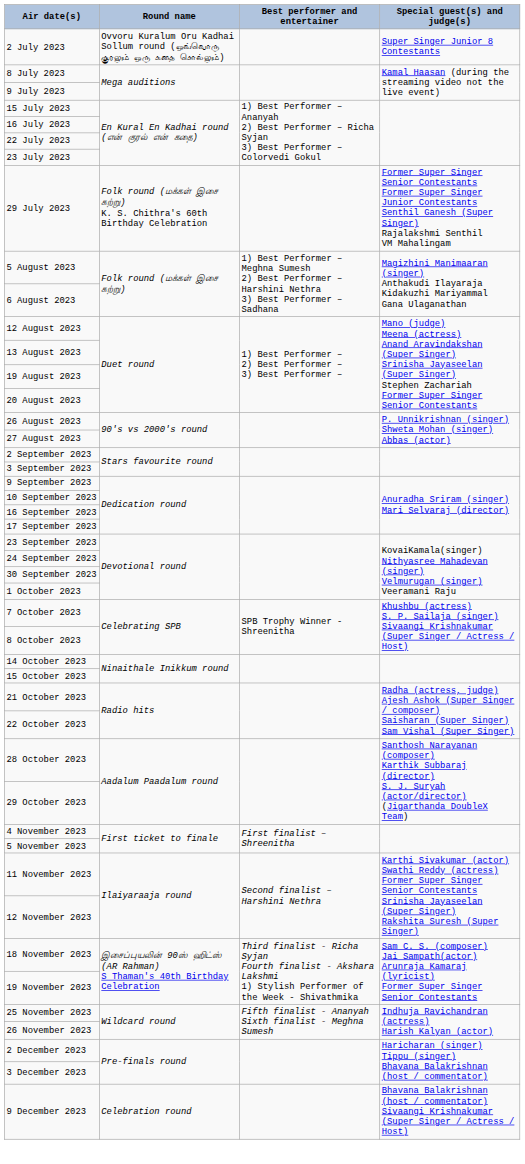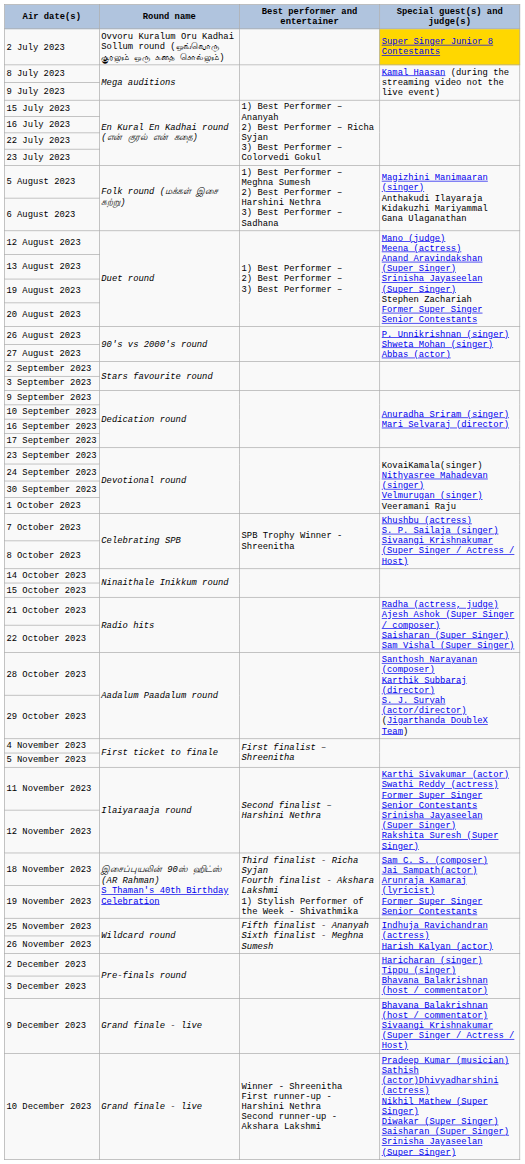(437, 47) no background -> (437, 47) gold background
- row: (38, 208)
(146, 1112) Celebration round -> (152, 1026) Grand finale - live
+ row: (49, 1107)
